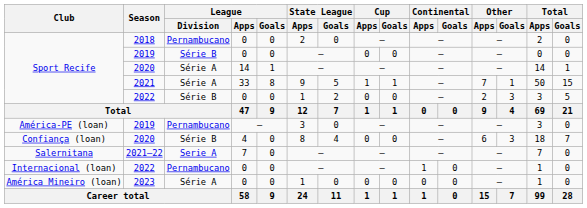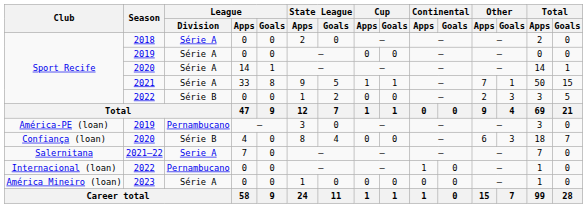(198, 40) Pernambucano -> (198, 40) Série A
(198, 54) Série B -> (198, 54) Série A
